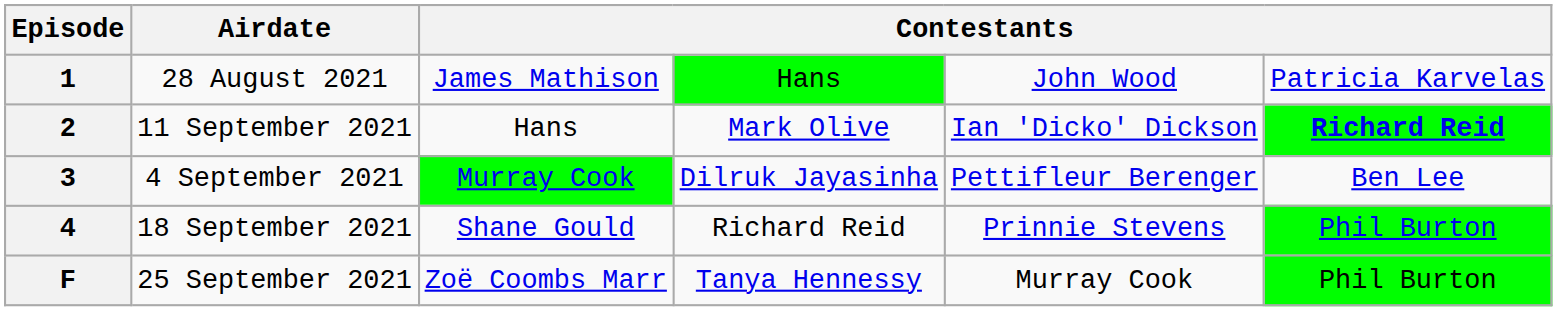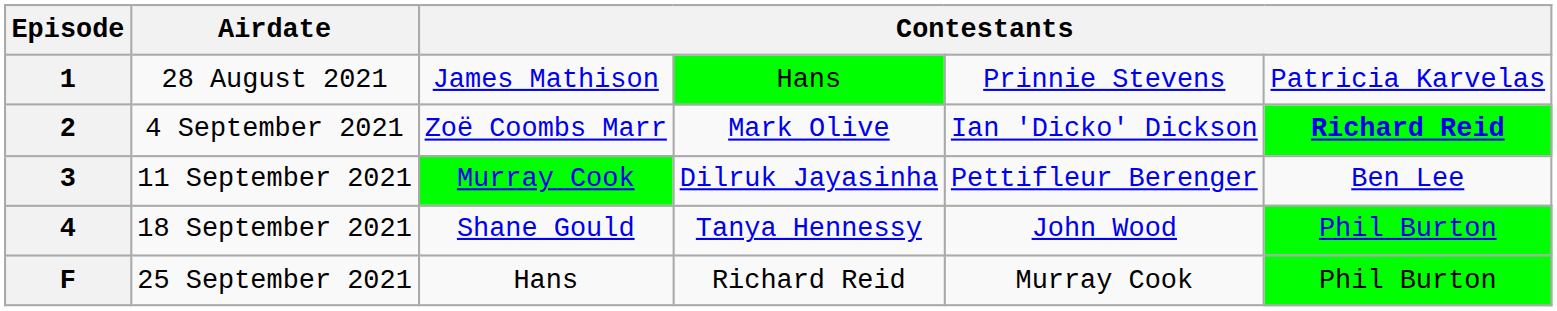(1104, 79) John Wood -> (1104, 79) Prinnie Stevens
(275, 129) 11 September 2021 -> (275, 129) 4 September 2021
(546, 129) Hans -> (546, 129) Zoë Coombs Marr
(275, 179) 4 September 2021 -> (275, 179) 11 September 2021
(809, 229) Richard Reid -> (809, 229) Tanya Hennessy
(1104, 229) Prinnie Stevens -> (1104, 229) John Wood
(546, 279) Zoë Coombs Marr -> (546, 279) Hans
(809, 279) Tanya Hennessy -> (809, 279) Richard Reid
